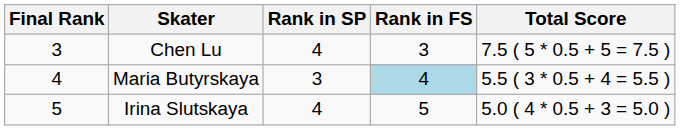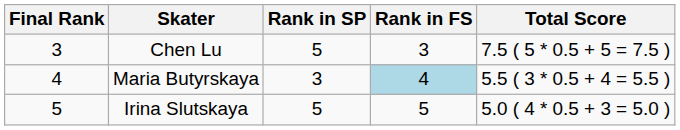(317, 49) 4 -> (317, 49) 5
(317, 109) 4 -> (317, 109) 5
